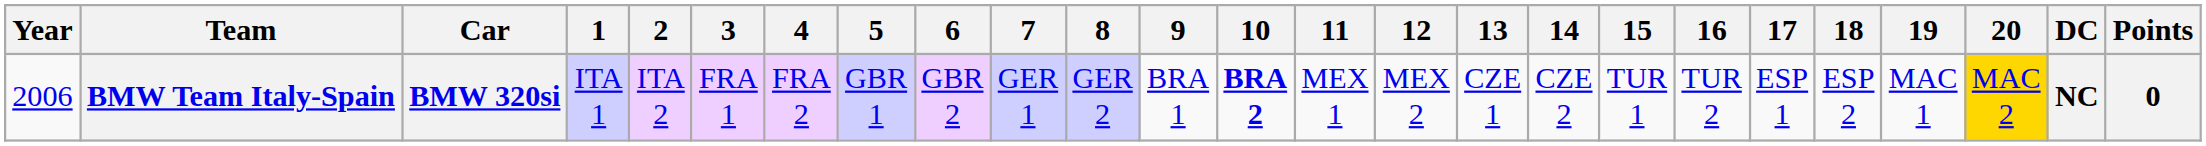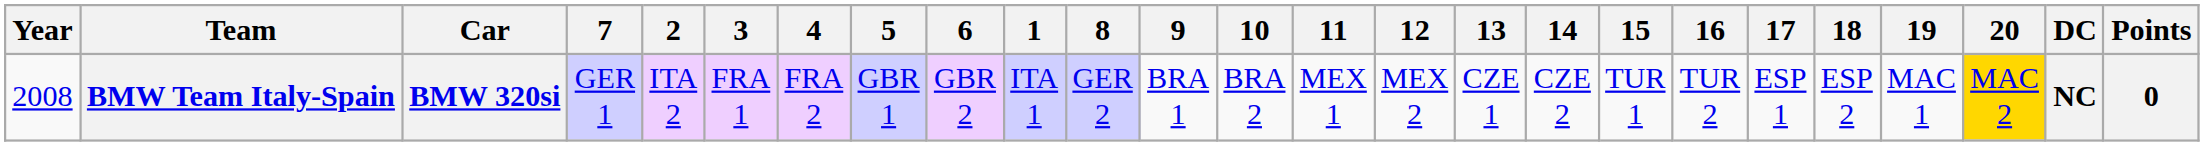columns swapped: (599, 28) <-> (1028, 28)
(42, 96) 2006 -> (42, 96) 2008
(1255, 96) bold -> (1254, 96) normal
